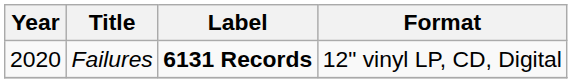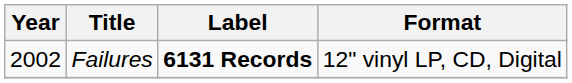(35, 58) 2020 -> (35, 58) 2002
